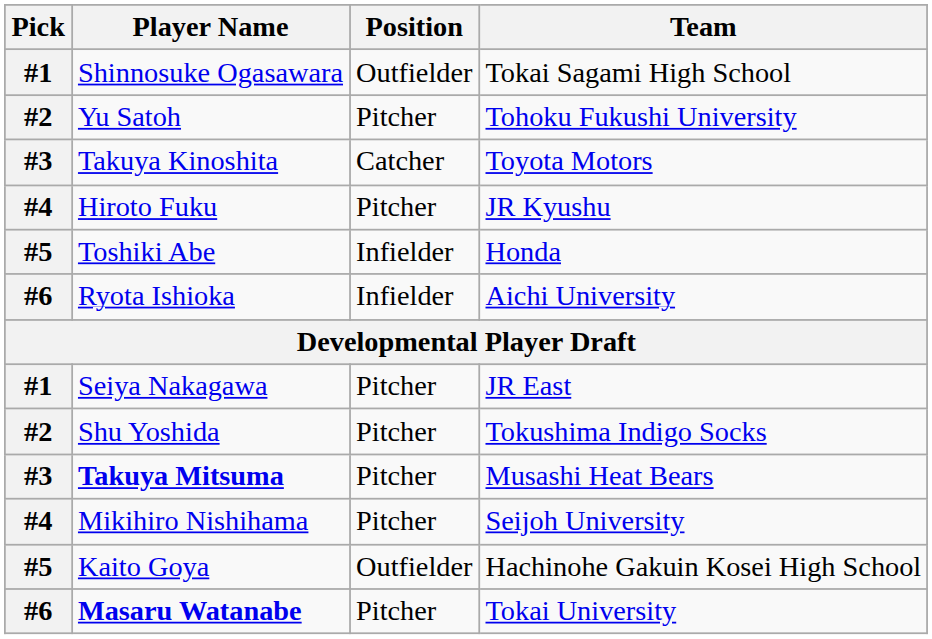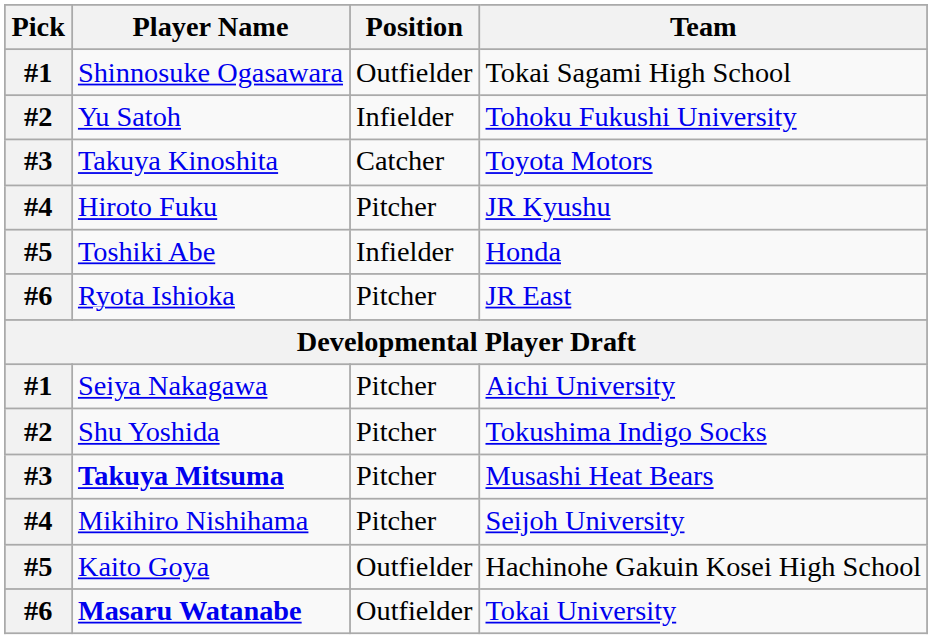(396, 116) Pitcher -> (405, 116) Infielder
(405, 296) Infielder -> (396, 296) Pitcher
(580, 296) Aichi University -> (528, 296) JR East
(528, 386) JR East -> (580, 386) Aichi University
(396, 610) Pitcher -> (414, 610) Outfielder
